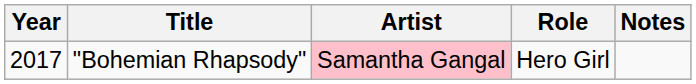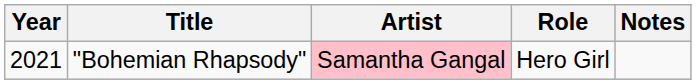(36, 60) 2017 -> (36, 60) 2021
